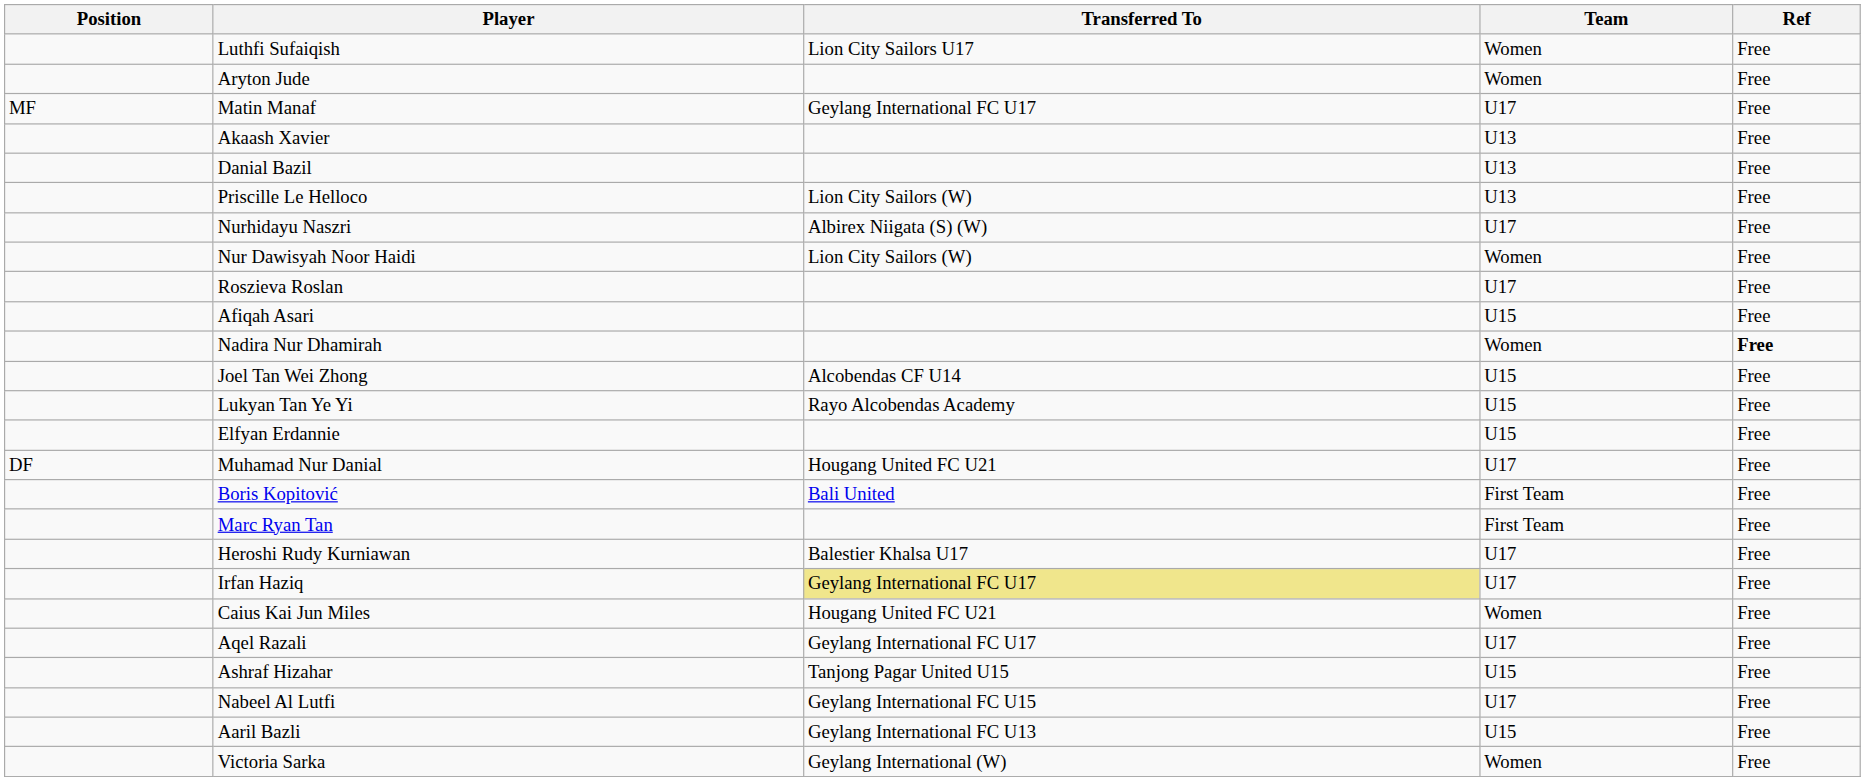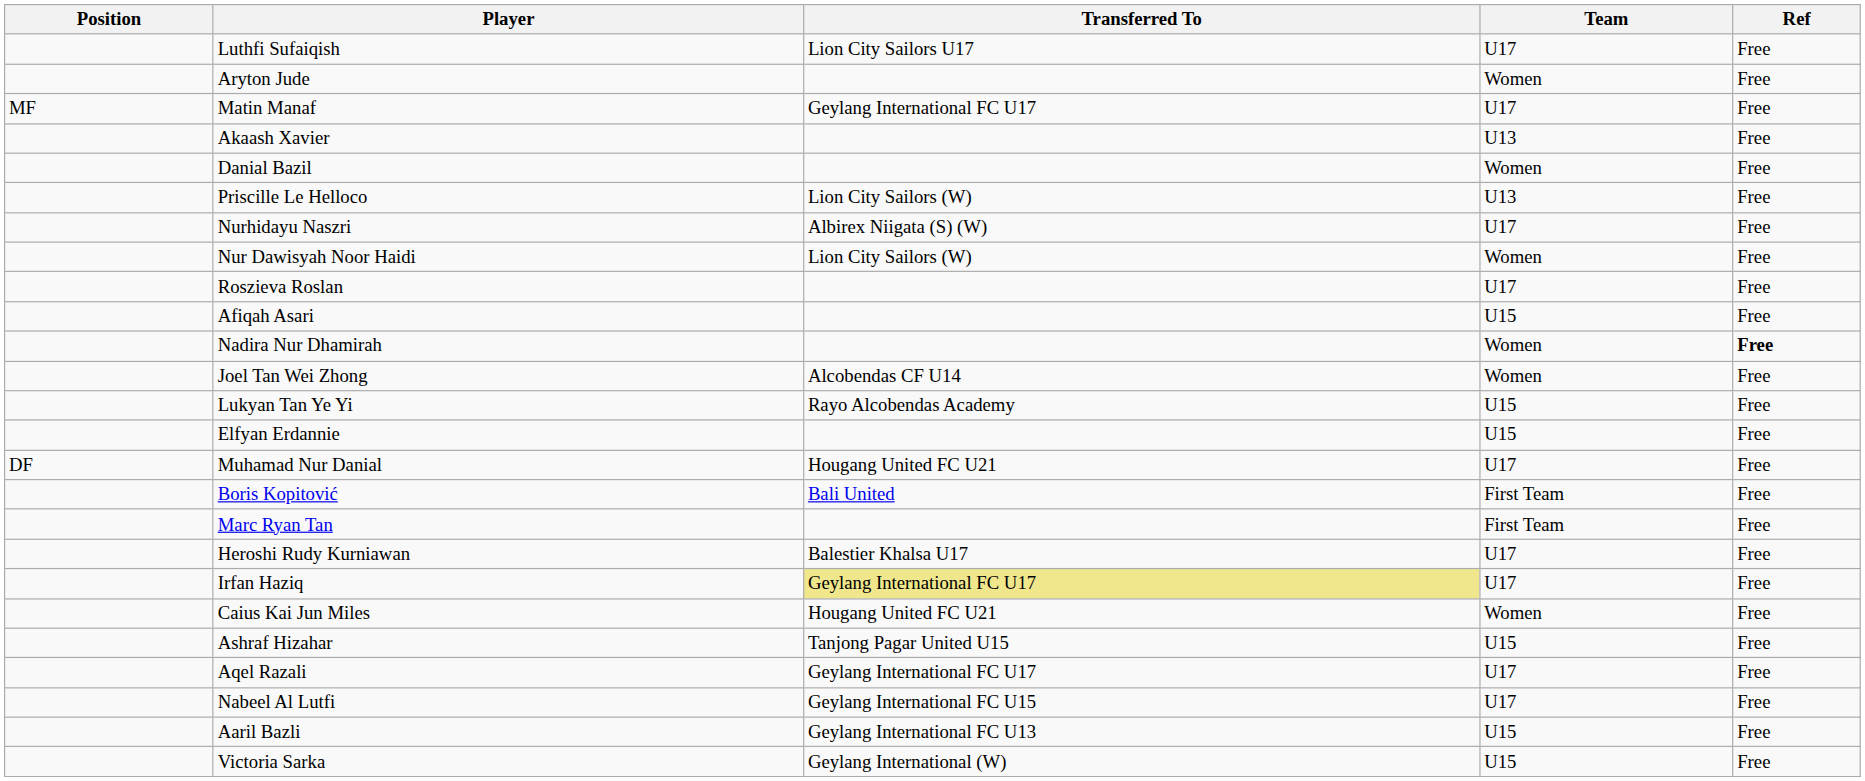(1513, 49) Women -> (1500, 49) U17
(1500, 167) U13 -> (1513, 167) Women
(1500, 375) U15 -> (1513, 375) Women
rows swapped: (262, 642) <-> (275, 672)
(1513, 761) Women -> (1500, 761) U15
